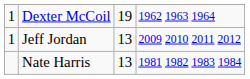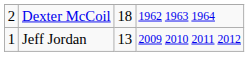(12, 16) 1 -> (12, 16) 2
(125, 16) 19 -> (125, 16) 18
- row: (56, 62)
